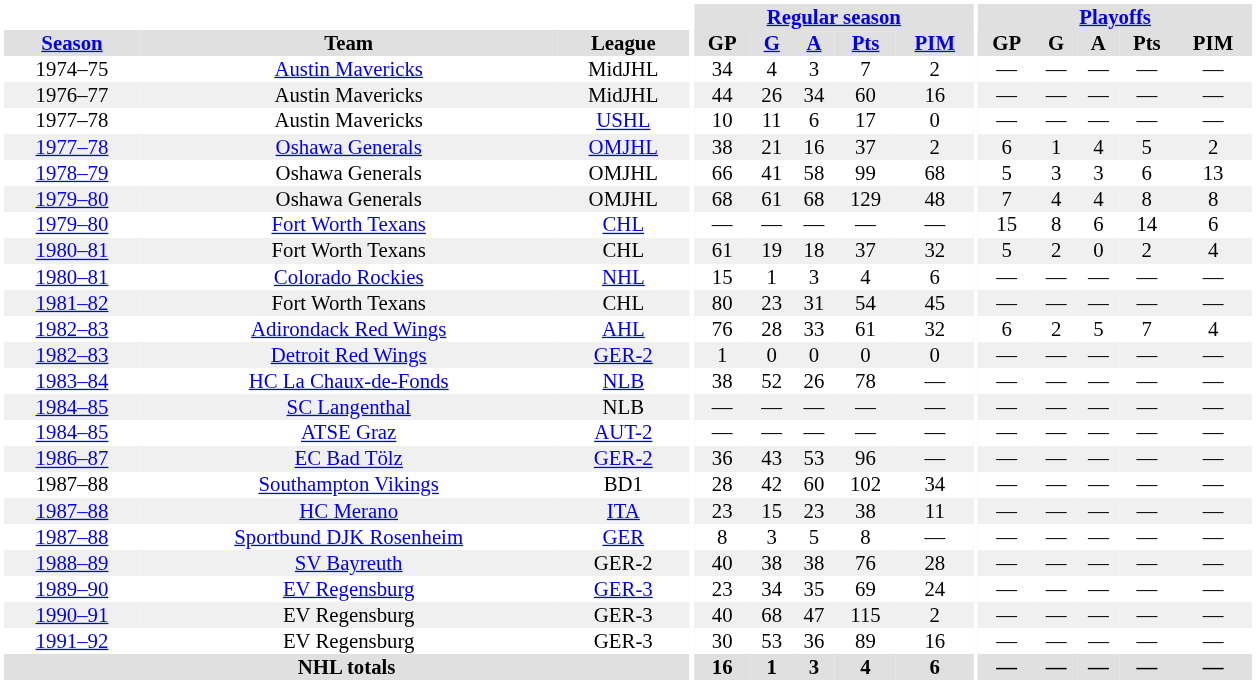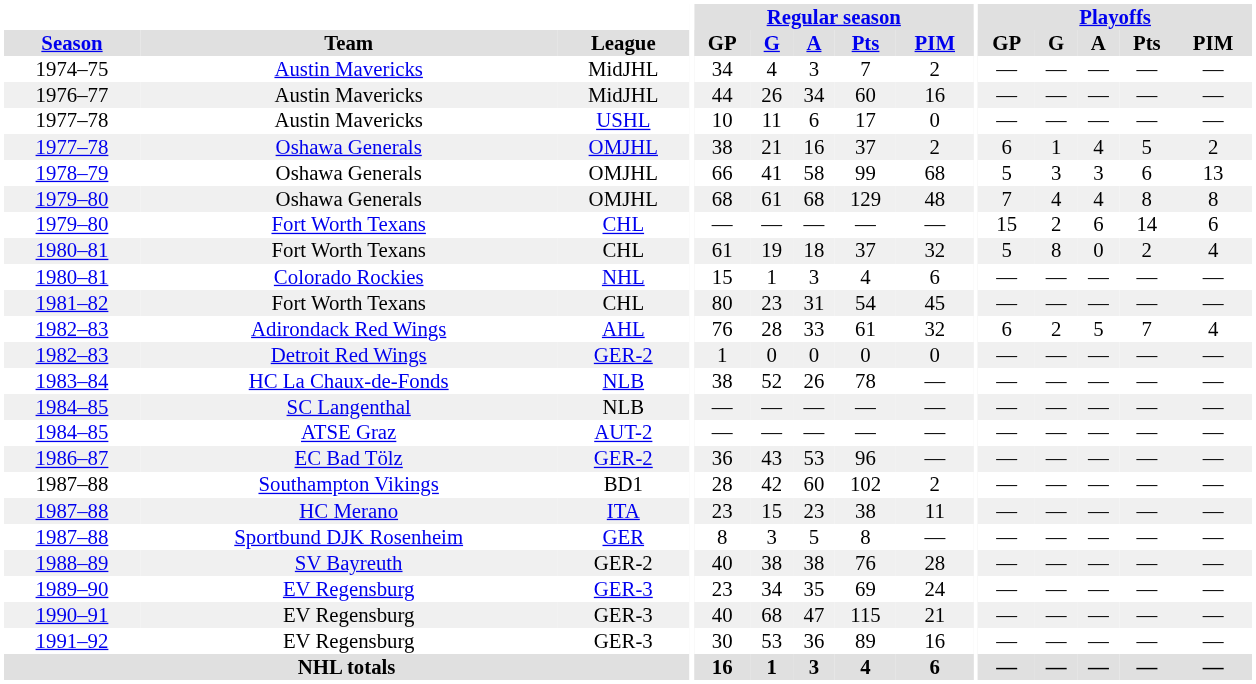(1056, 224) 8 -> (1056, 224) 2
(1056, 250) 2 -> (1056, 250) 8
(935, 484) 34 -> (935, 484) 2
(935, 614) 2 -> (935, 614) 21
